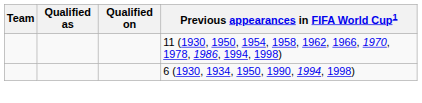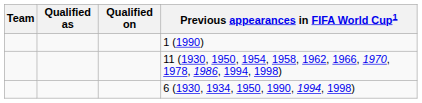+ row: (183, 42)
